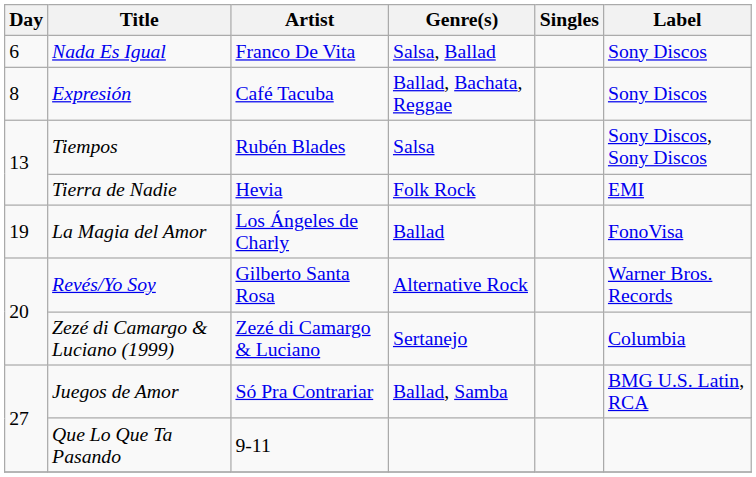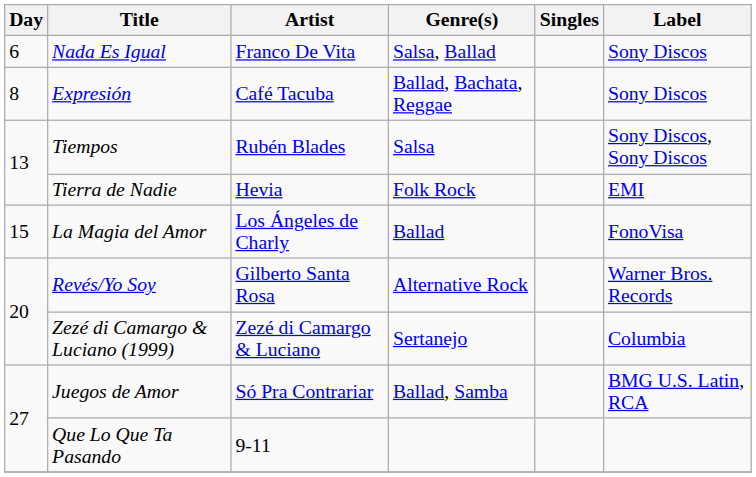(19, 231) 19 -> (19, 231) 15
